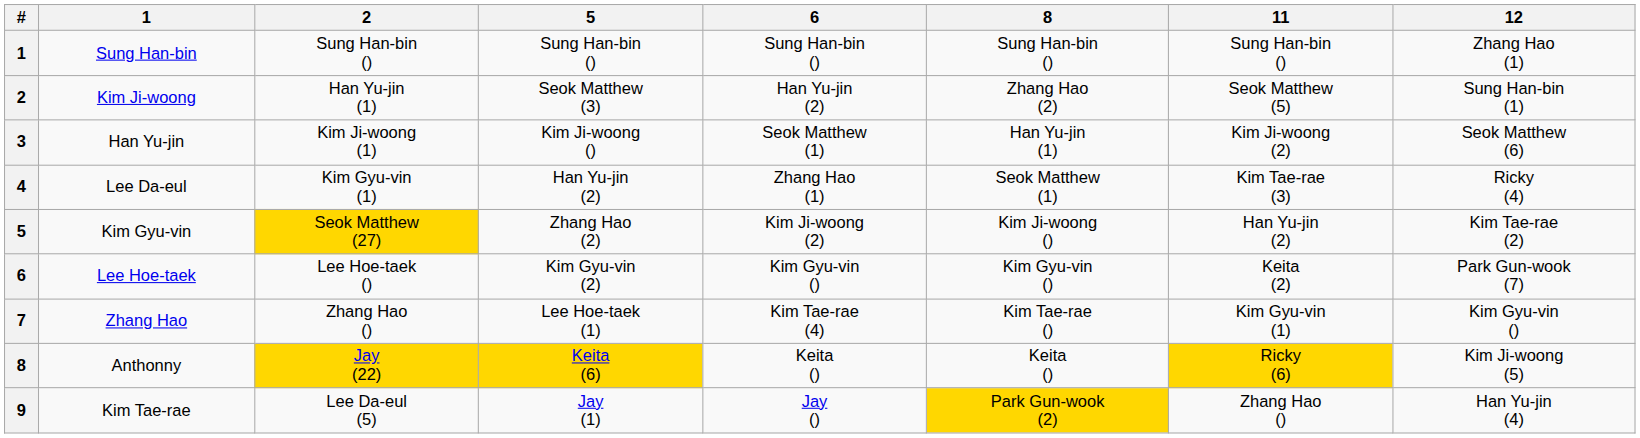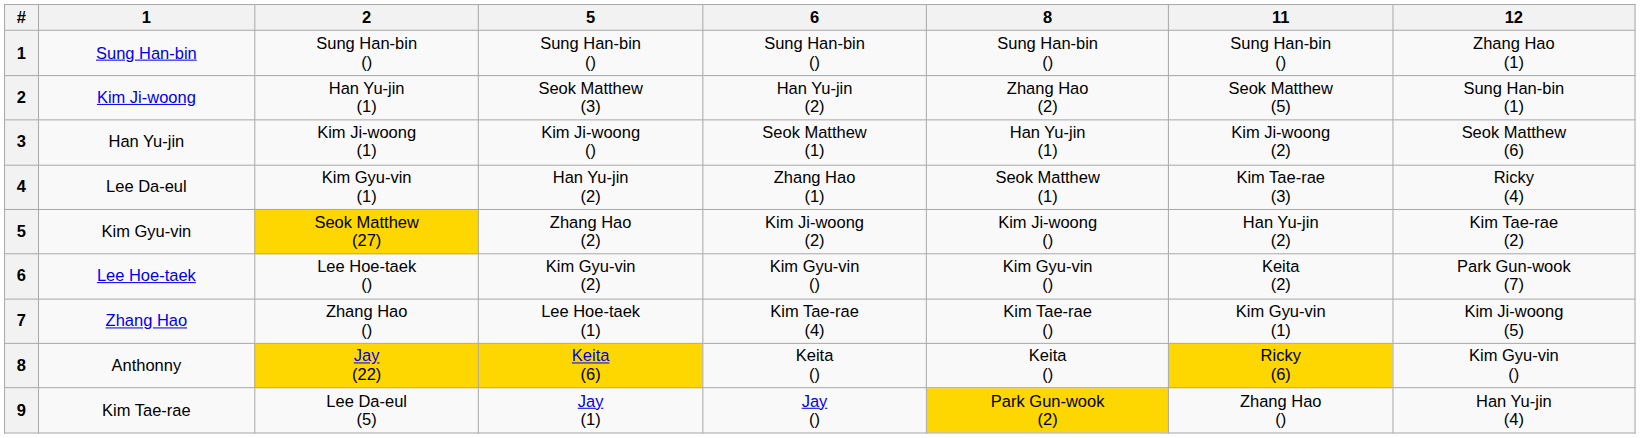(1514, 321) Kim Gyu-vin () -> (1514, 321) Kim Ji-woong (5)
(1514, 365) Kim Ji-woong (5) -> (1514, 365) Kim Gyu-vin ()
